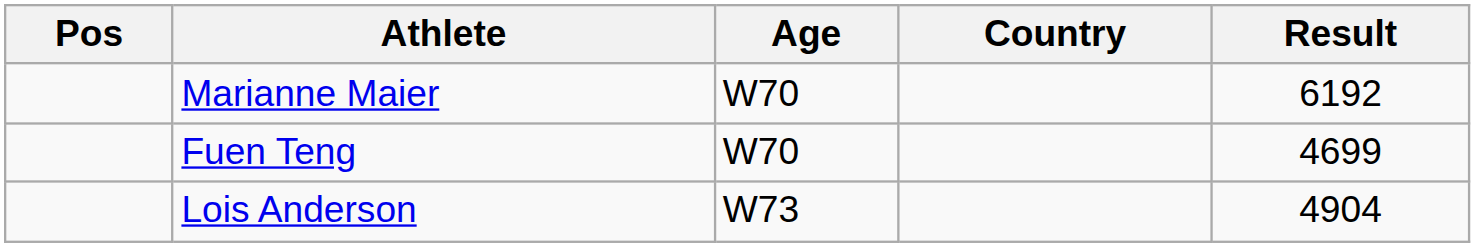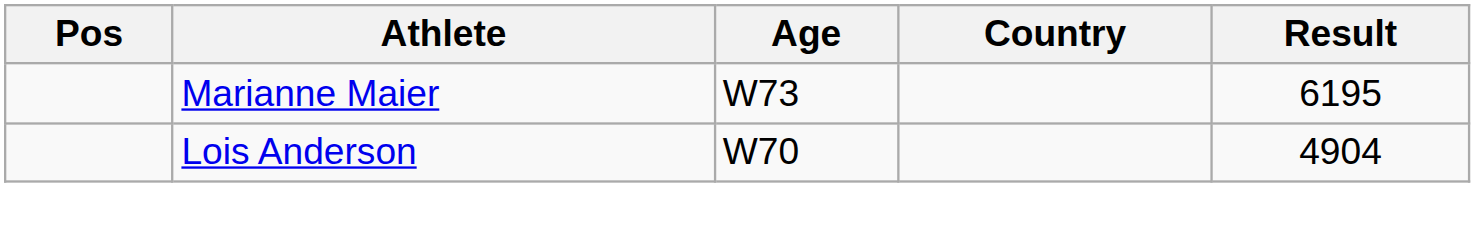(761, 92) W70 -> (761, 92) W73
(1341, 92) 6192 -> (1341, 92) 6195
- row: (269, 151)
(761, 210) W73 -> (761, 151) W70
